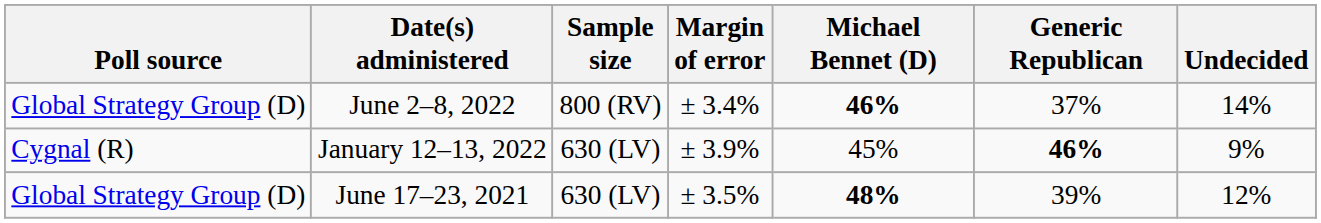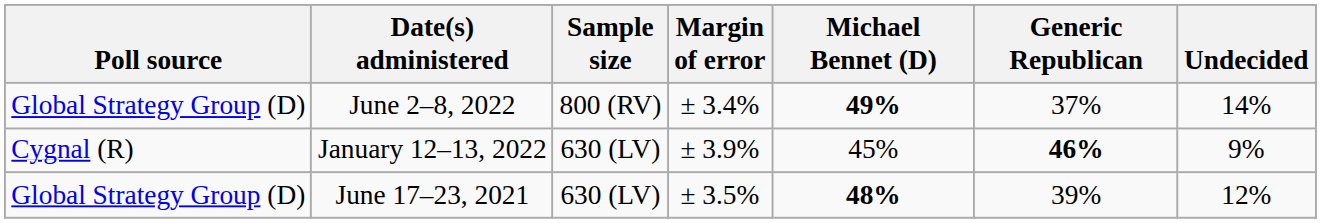(873, 104) 46% -> (873, 104) 49%
